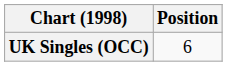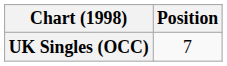(188, 46) 6 -> (188, 46) 7
